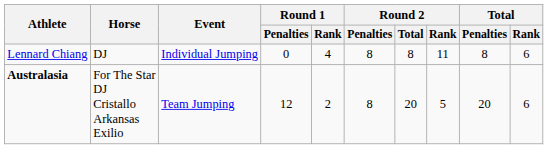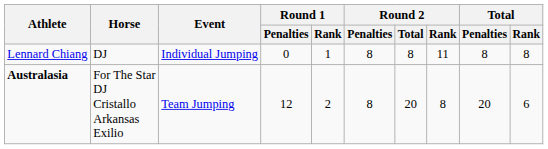(328, 54) 4 -> (328, 54) 1
(526, 54) 6 -> (526, 54) 8
(443, 104) 5 -> (443, 104) 8
